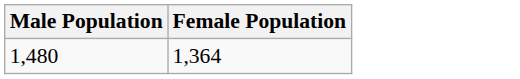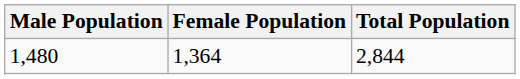+ column: (433, 21)
